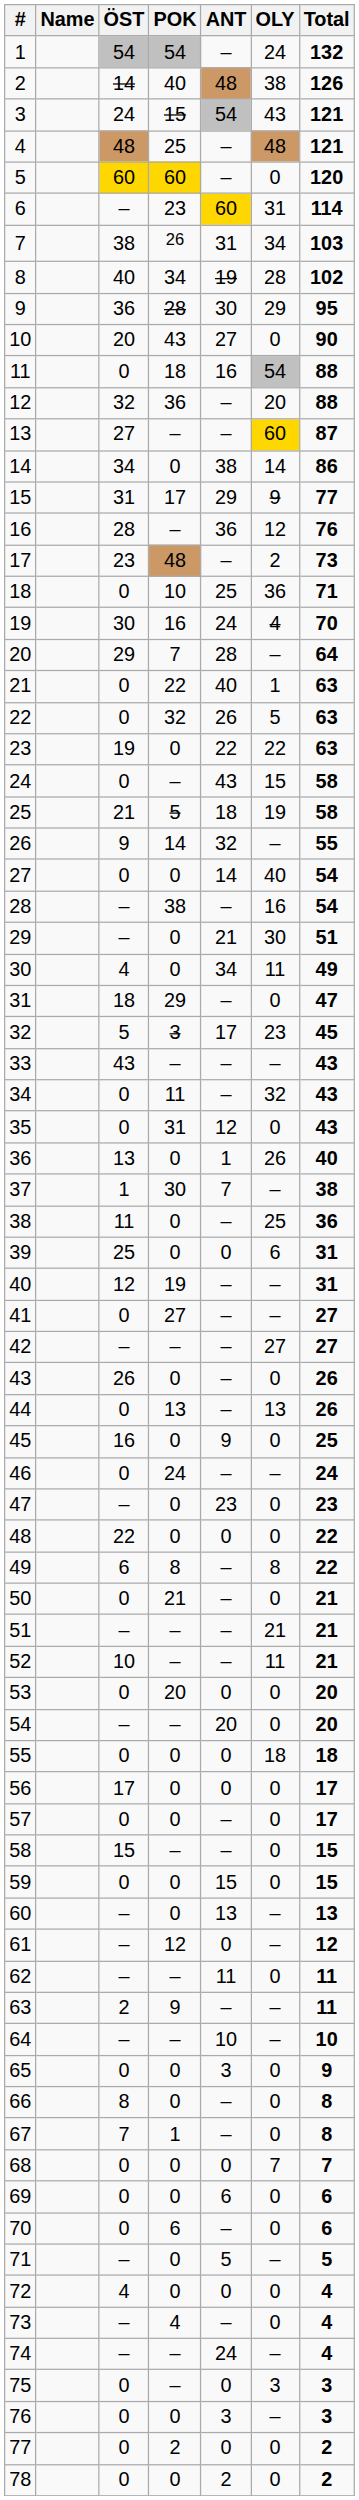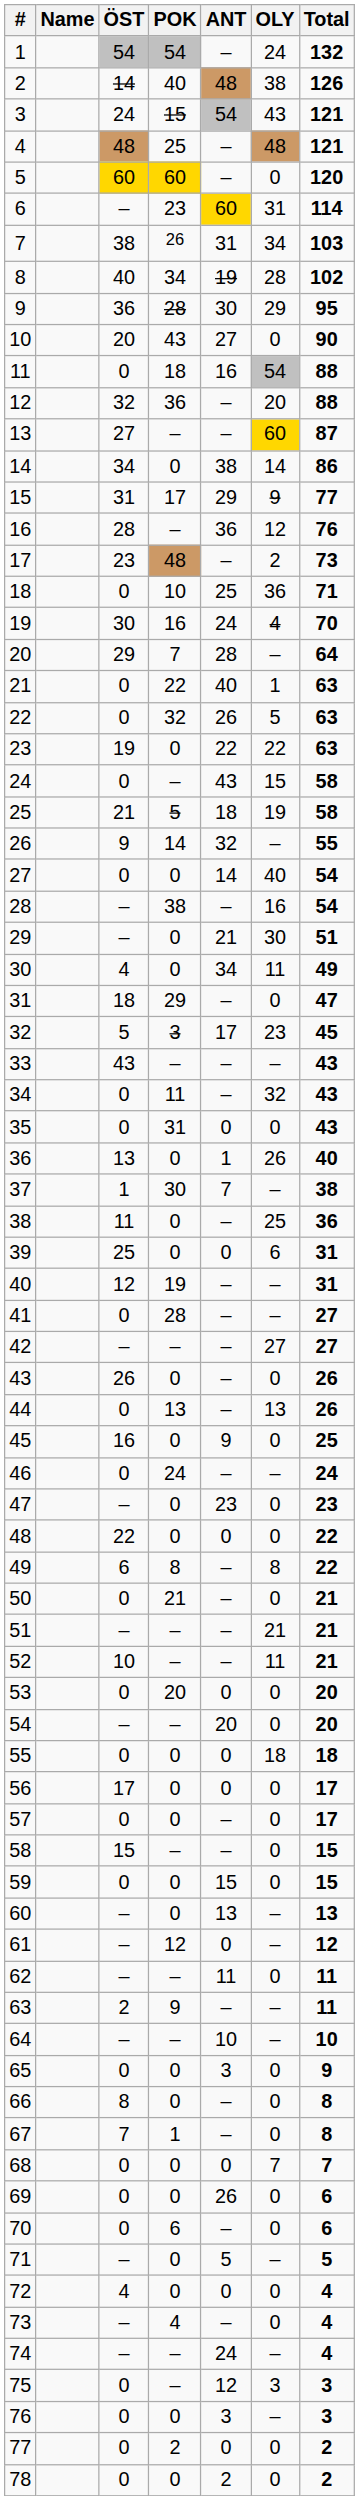(226, 1126) 12 -> (226, 1126) 0
(175, 1315) 27 -> (175, 1315) 28
(226, 2196) 6 -> (226, 2196) 26
(226, 2385) 0 -> (226, 2385) 12
